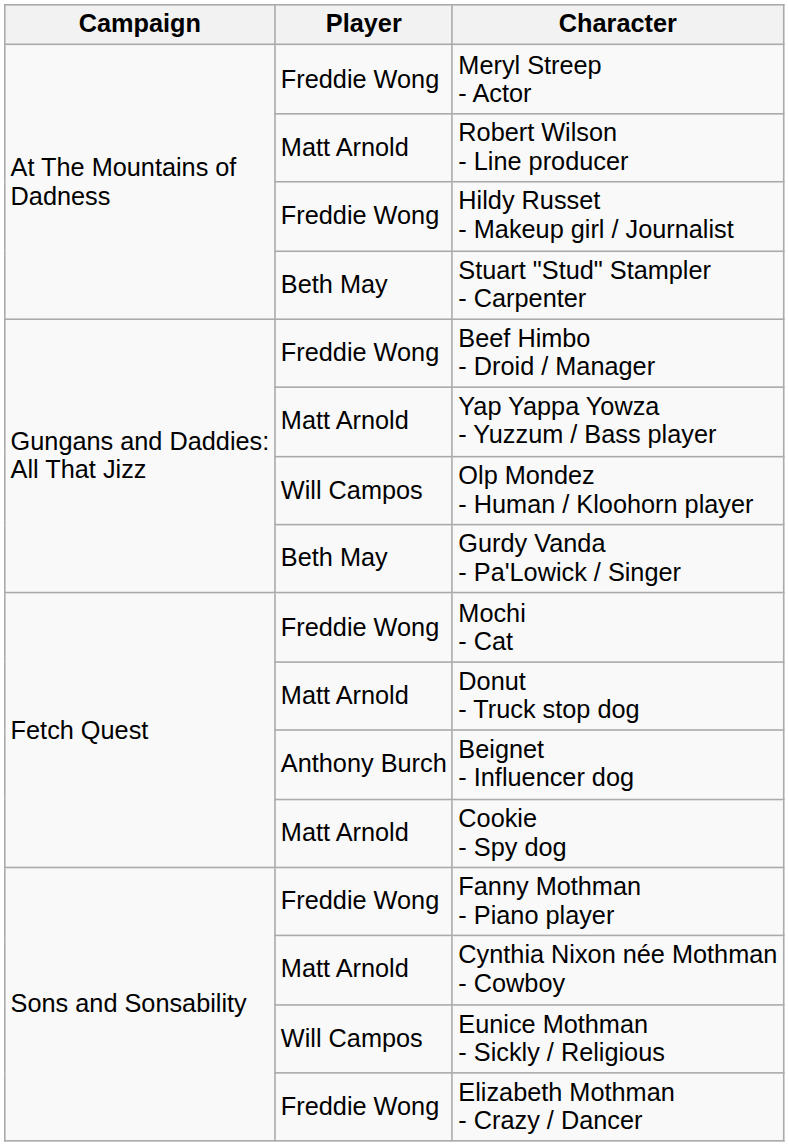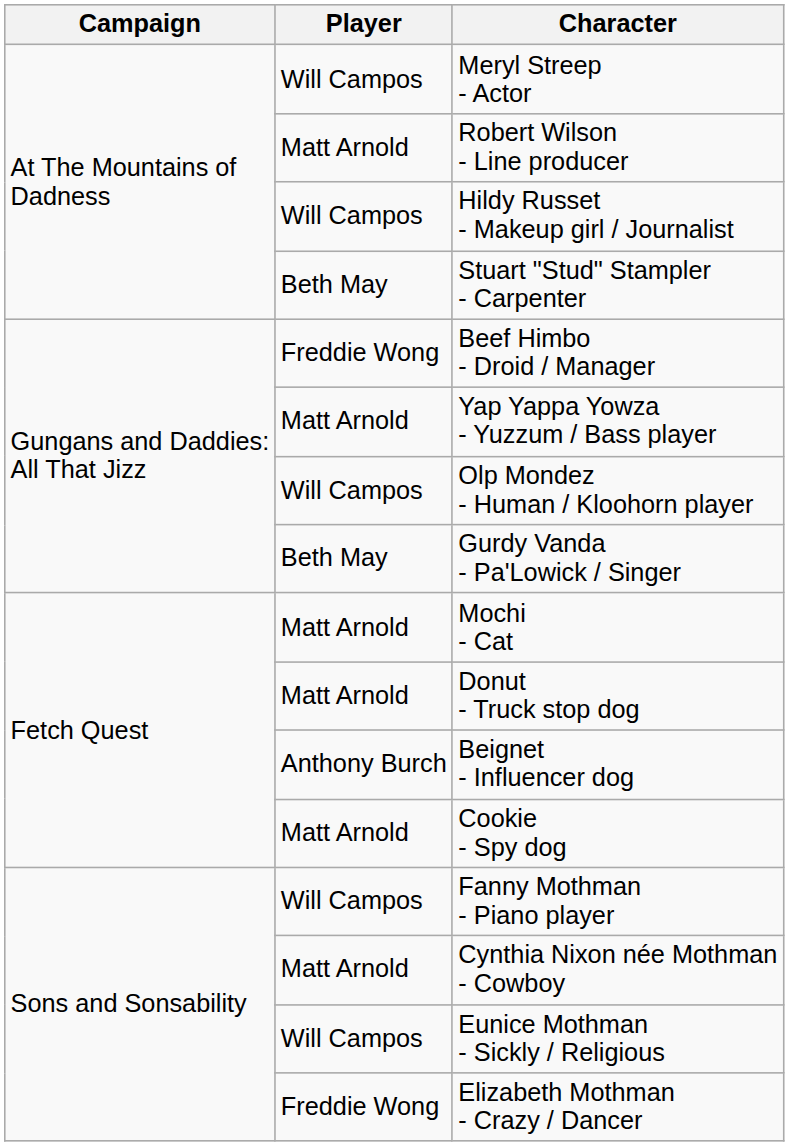(360, 78) Freddie Wong -> (352, 78) Will Campos
(360, 215) Freddie Wong -> (352, 215) Will Campos
(360, 627) Freddie Wong -> (345, 627) Matt Arnold
(360, 901) Freddie Wong -> (352, 901) Will Campos
